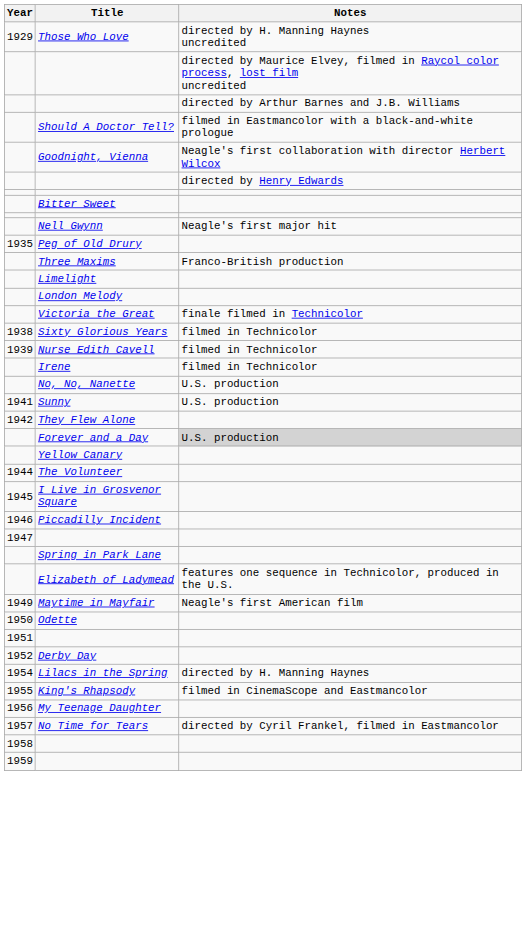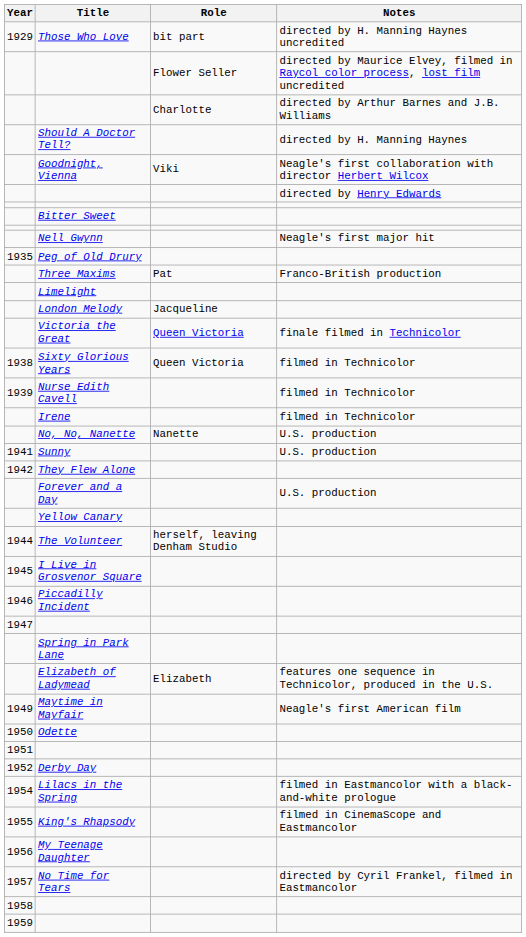+ column: (214, 13)
(327, 127) filmed in Eastmancolor with a black-and-white prologue -> (373, 140) directed by H. Manning Haynes
(230, 437) lightgrey background -> (328, 493) no background
(275, 673) directed by H. Manning Haynes -> (396, 792) filmed in Eastmancolor with a black-and-white prologue
